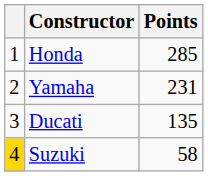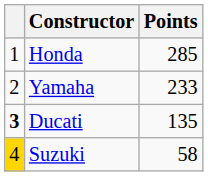(182, 88) 231 -> (182, 88) 233
(14, 121) normal -> (14, 121) bold
